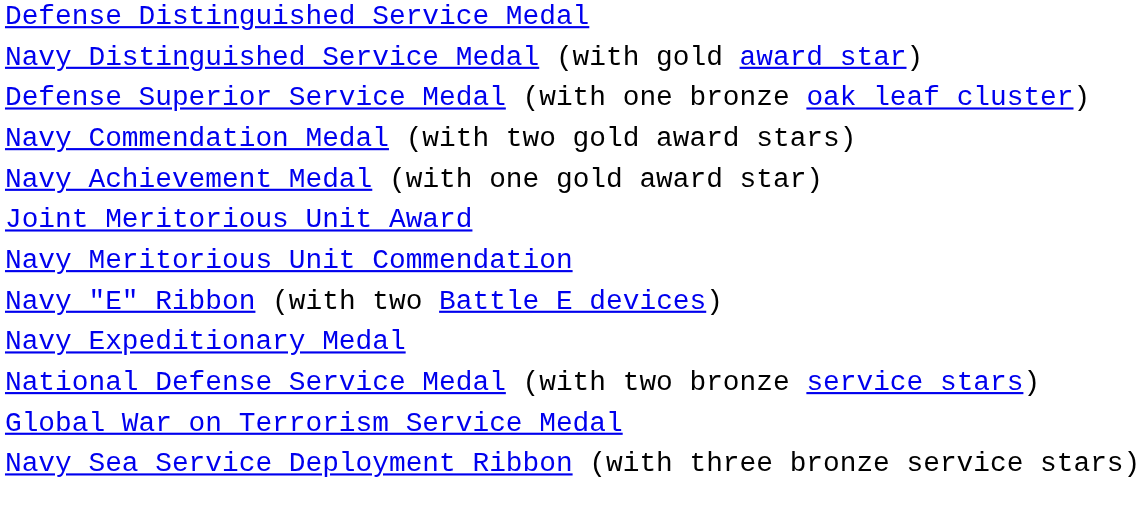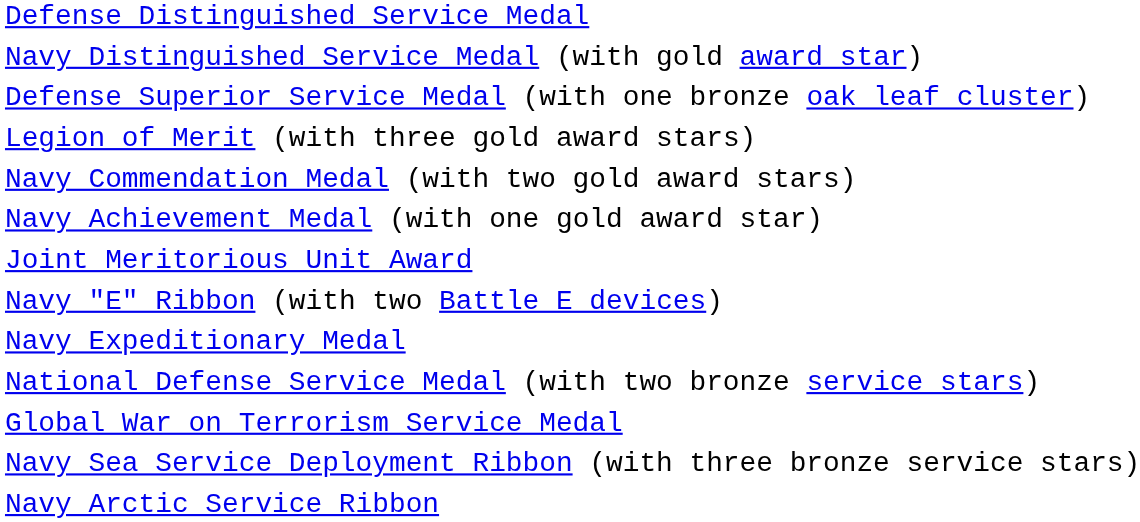+ row: (381, 138)
- row: (289, 260)
+ row: (222, 504)
